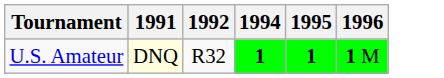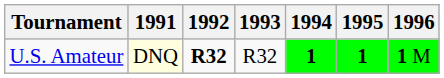+ column: (260, 21)
(209, 56) normal -> (209, 56) bold
